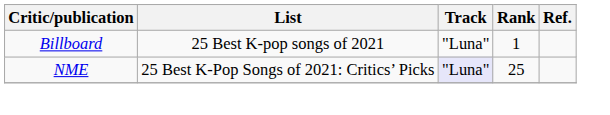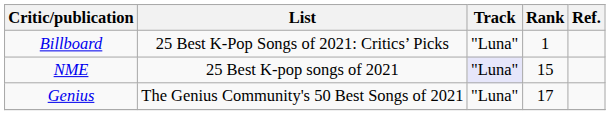(288, 43) 25 Best K-pop songs of 2021 -> (302, 43) 25 Best K-Pop Songs of 2021: Critics’ Picks
(288, 69) 25 Best K-Pop Songs of 2021: Critics’ Picks -> (302, 69) 25 Best K-pop songs of 2021
(516, 69) 25 -> (545, 69) 15
+ row: (71, 95)
